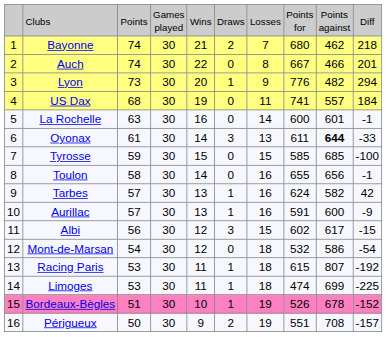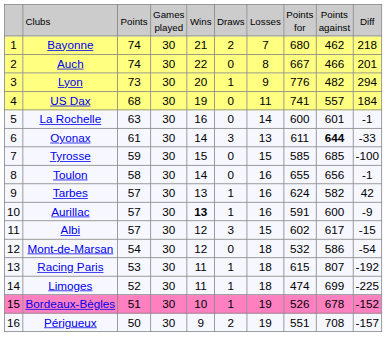(201, 212) normal -> (201, 212) bold
(134, 230) 56 -> (134, 230) 57
(134, 285) 53 -> (134, 285) 52
